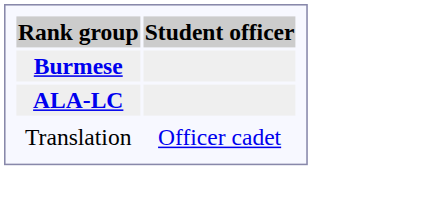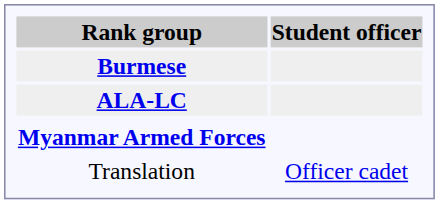+ row: (142, 137)
